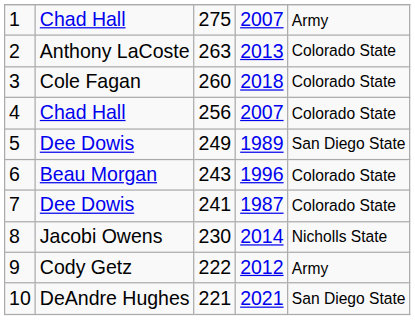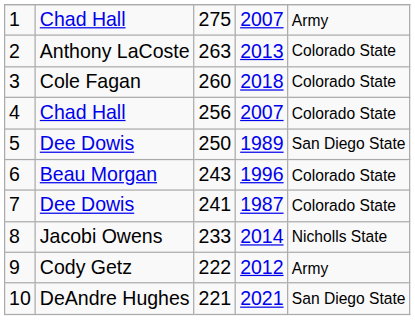(215, 143) 249 -> (215, 143) 250
(215, 236) 230 -> (215, 236) 233
